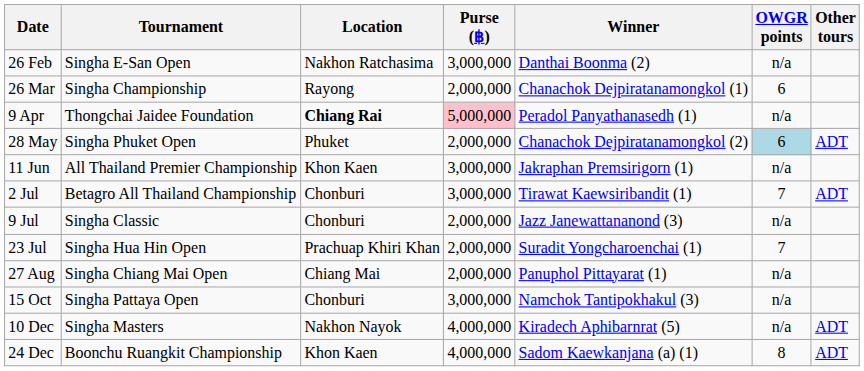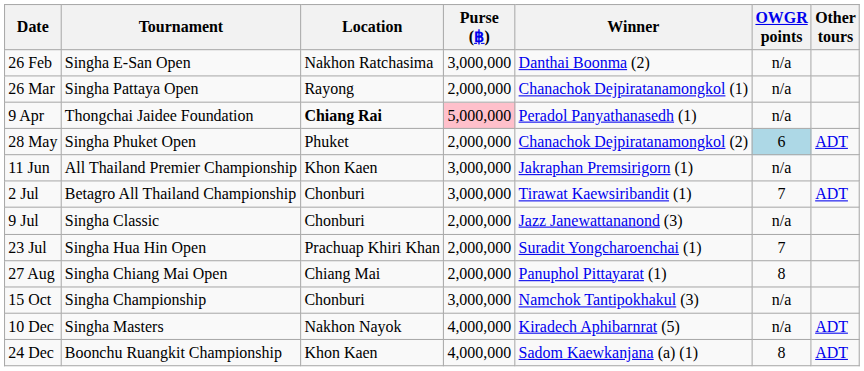(135, 89) Singha Championship -> (132, 89) Singha Pattaya Open
(782, 89) 6 -> (782, 89) n/a
(782, 273) n/a -> (782, 273) 8
(132, 299) Singha Pattaya Open -> (135, 299) Singha Championship
